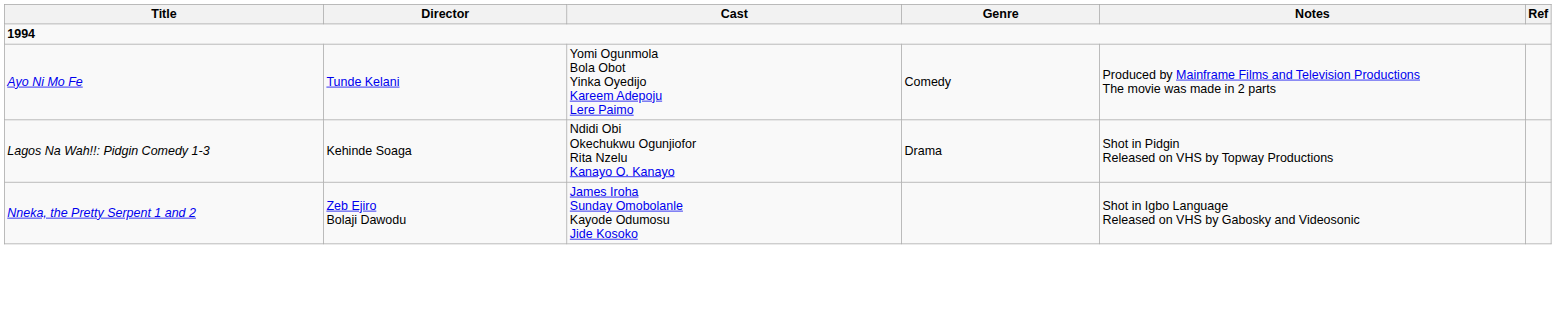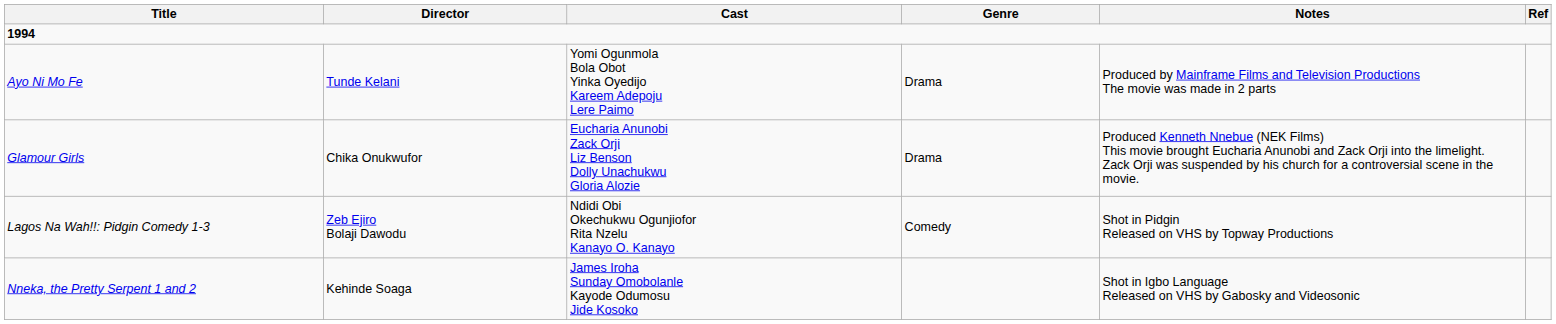(928, 82) Comedy -> (923, 82) Drama
+ row: (46, 158)
(369, 150) Kehinde Soaga -> (366, 226) Zeb Ejiro Bolaji Dawodu
(923, 150) Drama -> (928, 226) Comedy
(366, 212) Zeb Ejiro Bolaji Dawodu -> (369, 288) Kehinde Soaga
